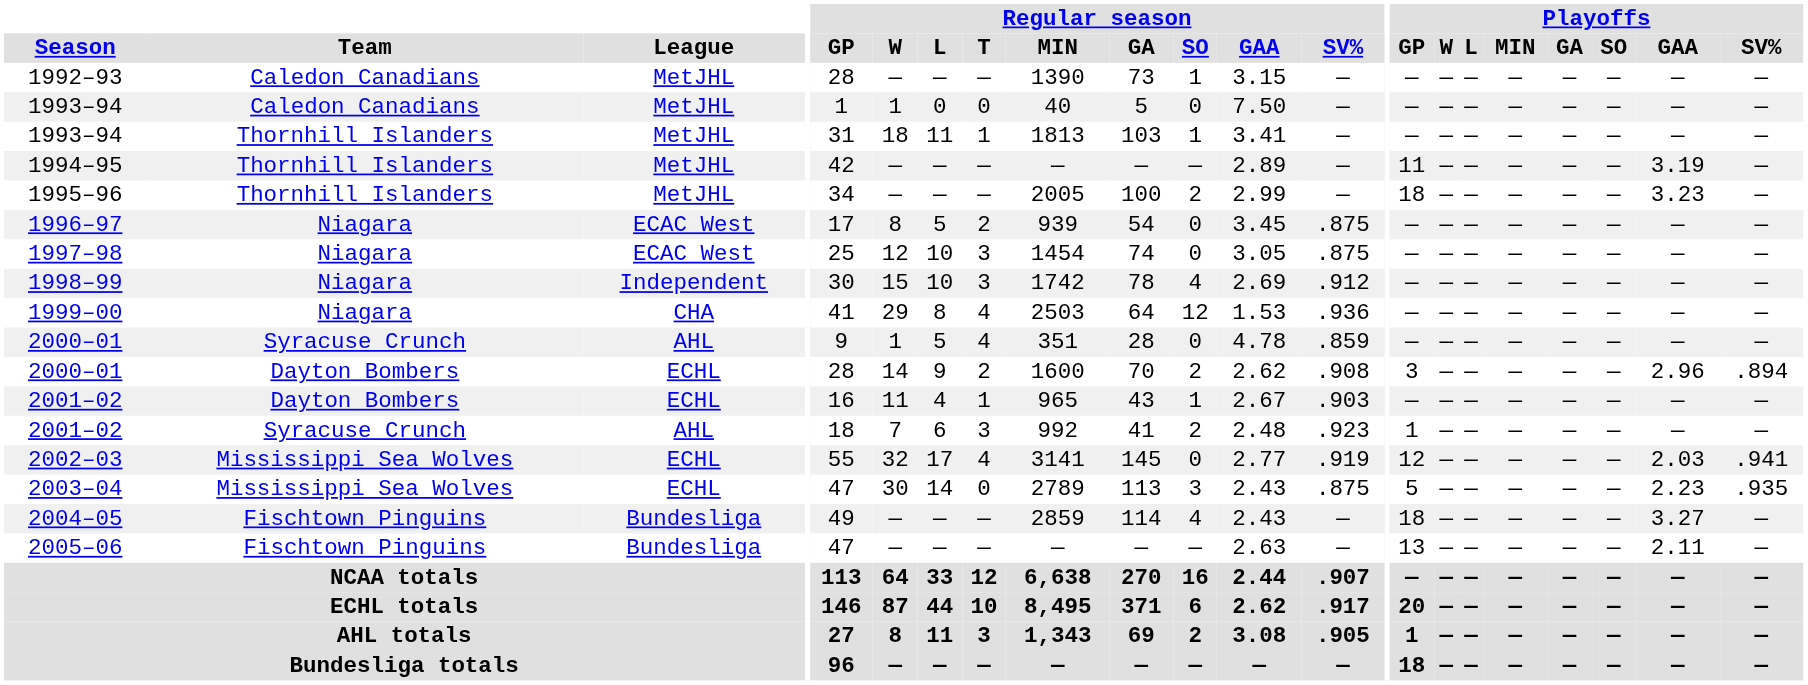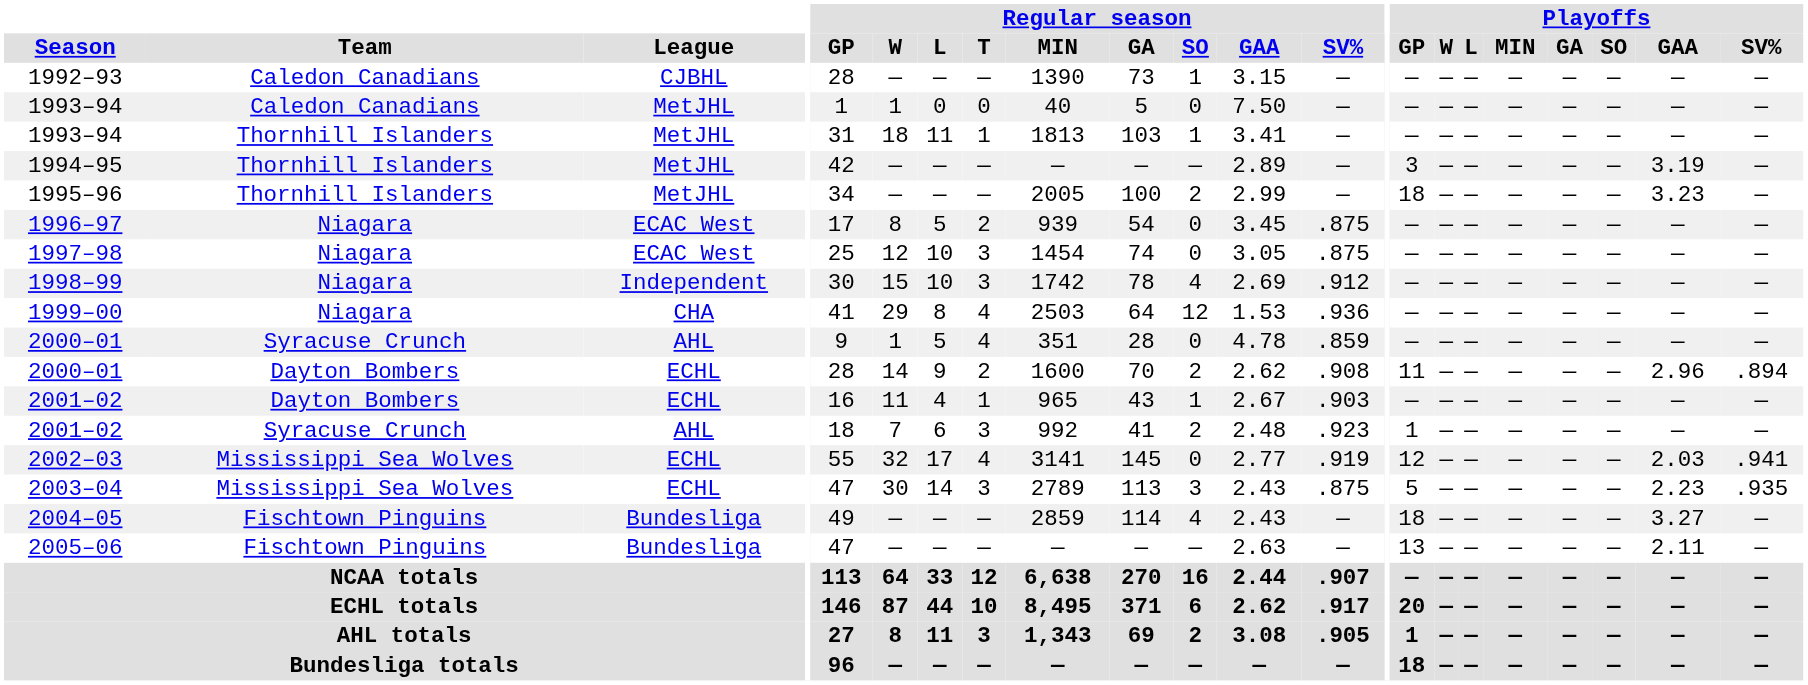(694, 78) MetJHL -> (694, 78) CJBHL
(1412, 166) 11 -> (1412, 166) 3
(1412, 372) 3 -> (1412, 372) 11
(984, 489) 0 -> (984, 489) 3
